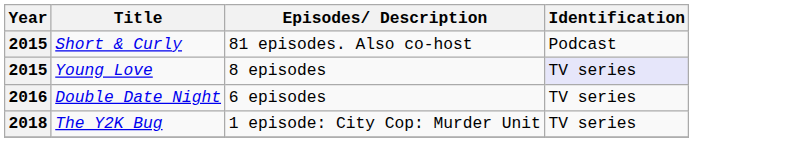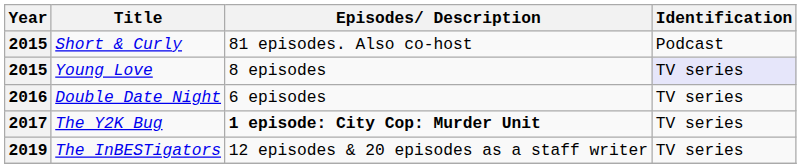(28, 124) 2018 -> (28, 124) 2017
(385, 124) normal -> (385, 124) bold
+ row: (138, 150)
